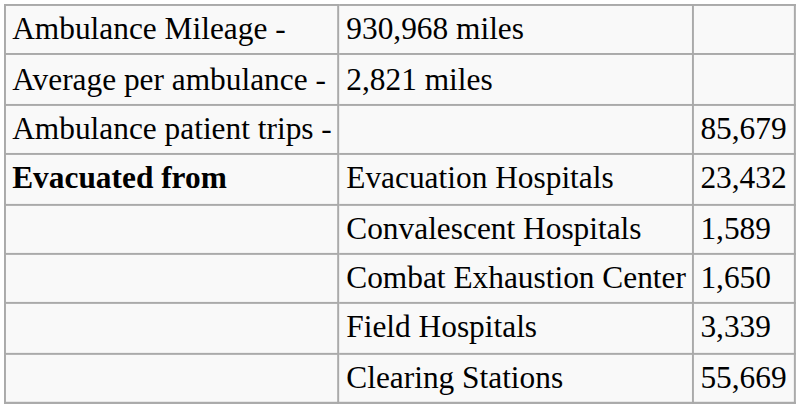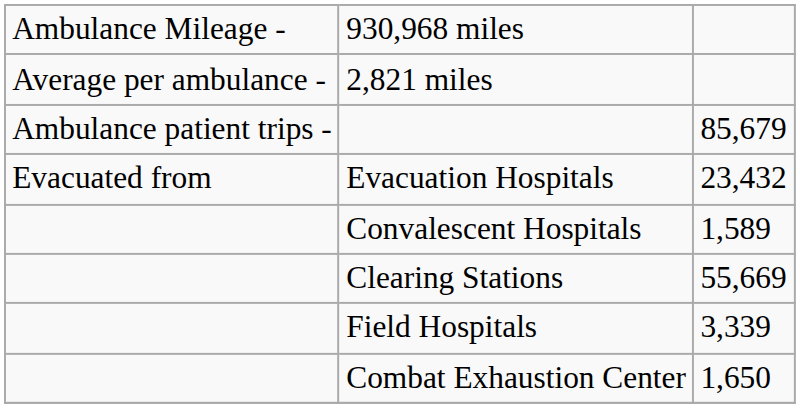(119, 178) bold -> (112, 178) normal
rows swapped: (516, 278) <-> (455, 377)
